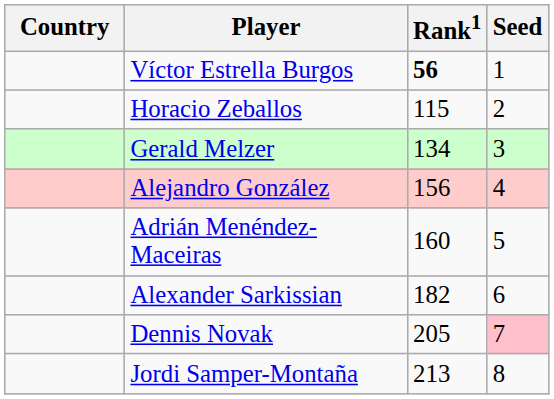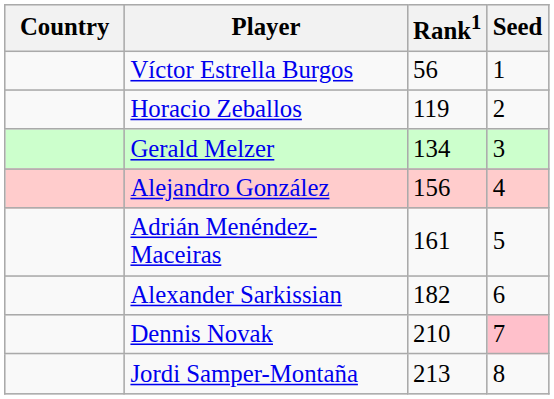(426, 70) bold -> (426, 70) normal
(431, 109) 115 -> (431, 109) 119
(432, 241) 160 -> (432, 241) 161
(432, 334) 205 -> (432, 334) 210
